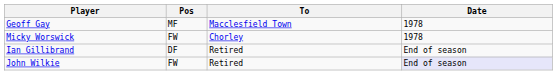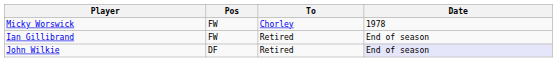- row: (28, 24)
(173, 50) DF -> (213, 37) FW
(173, 63) FW -> (213, 50) DF
